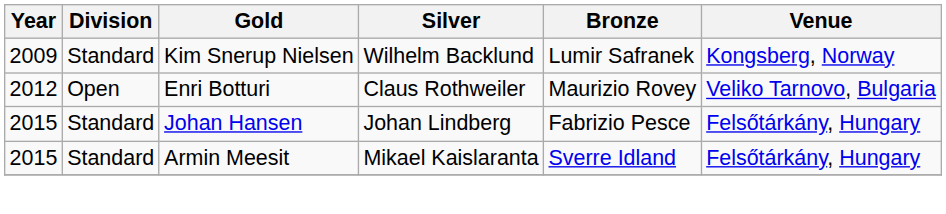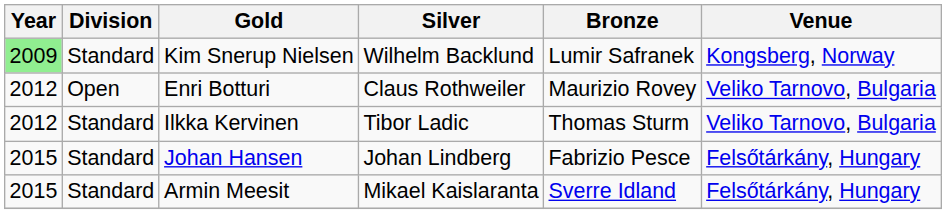(33, 55) no background -> (33, 55) lightgreen background
+ row: (231, 123)
